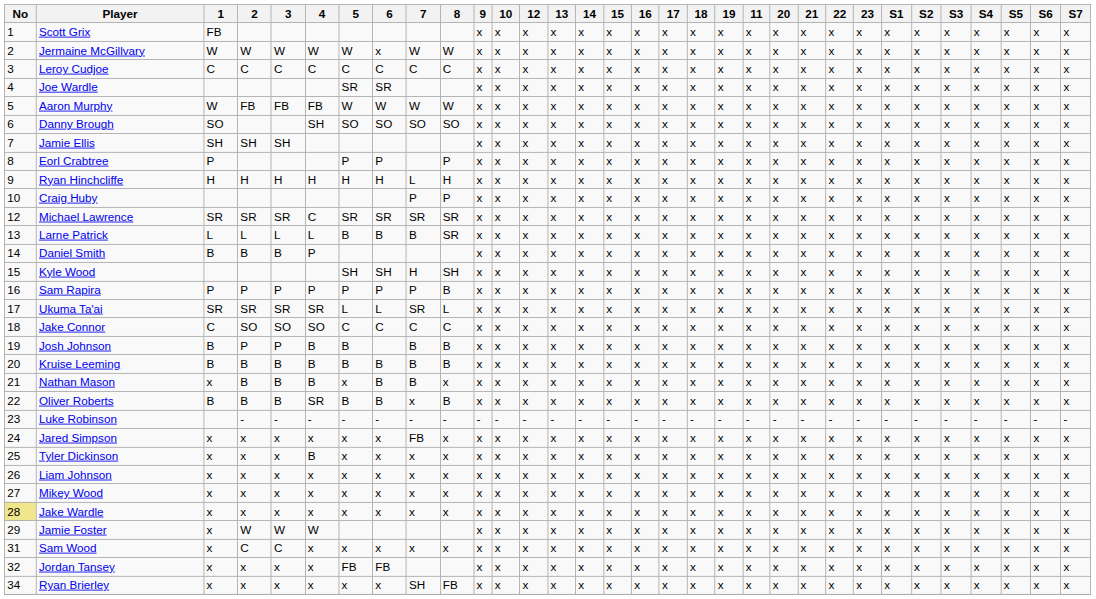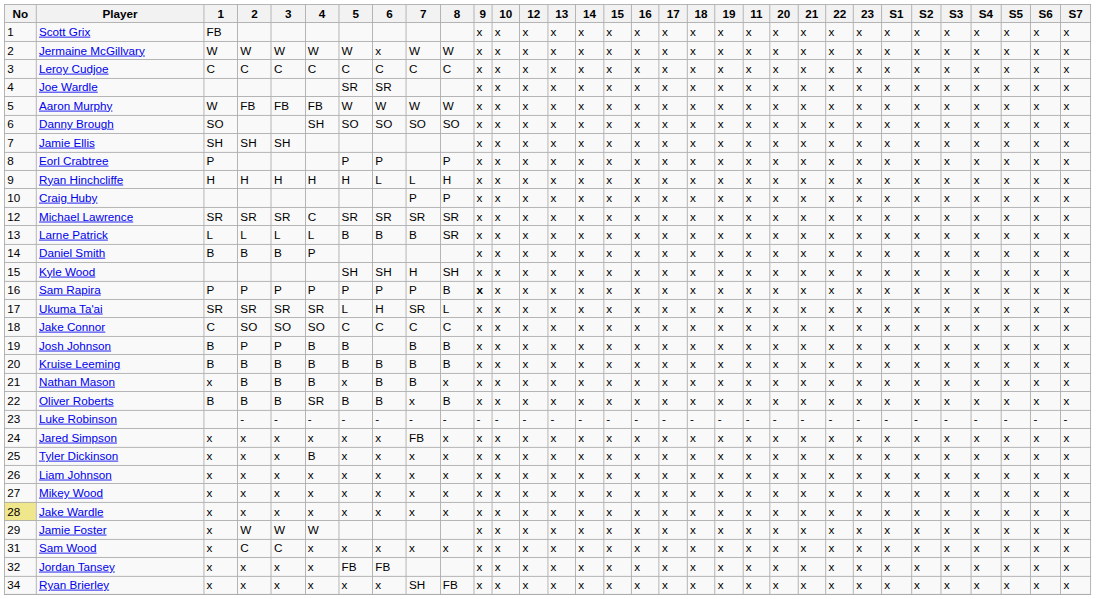(380, 179) H -> (379, 179) L
(479, 290) normal -> (480, 290) bold
(379, 308) L -> (380, 308) H
